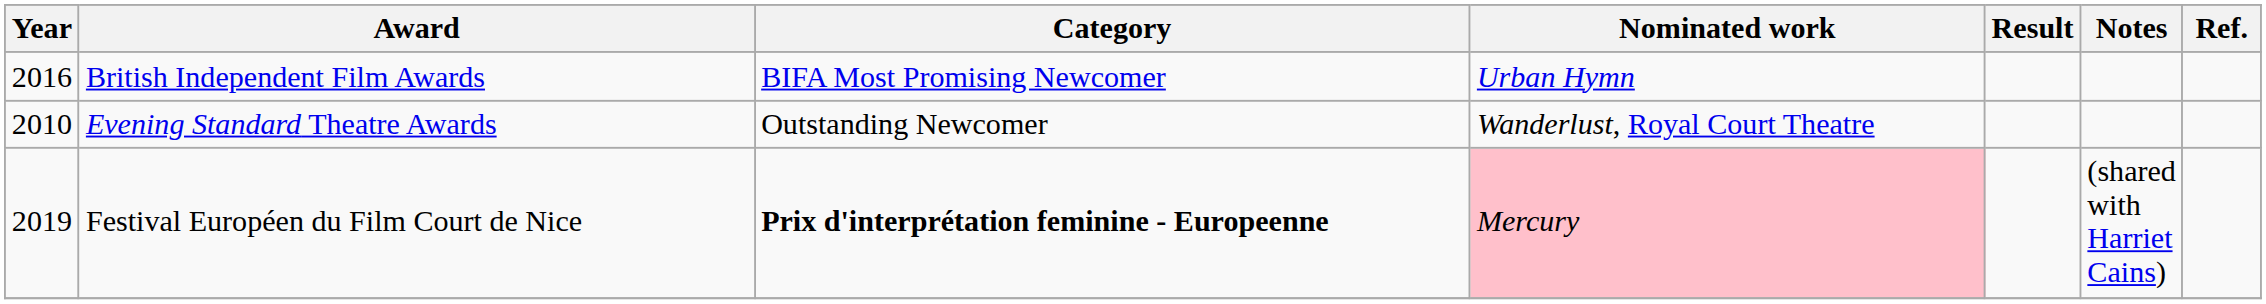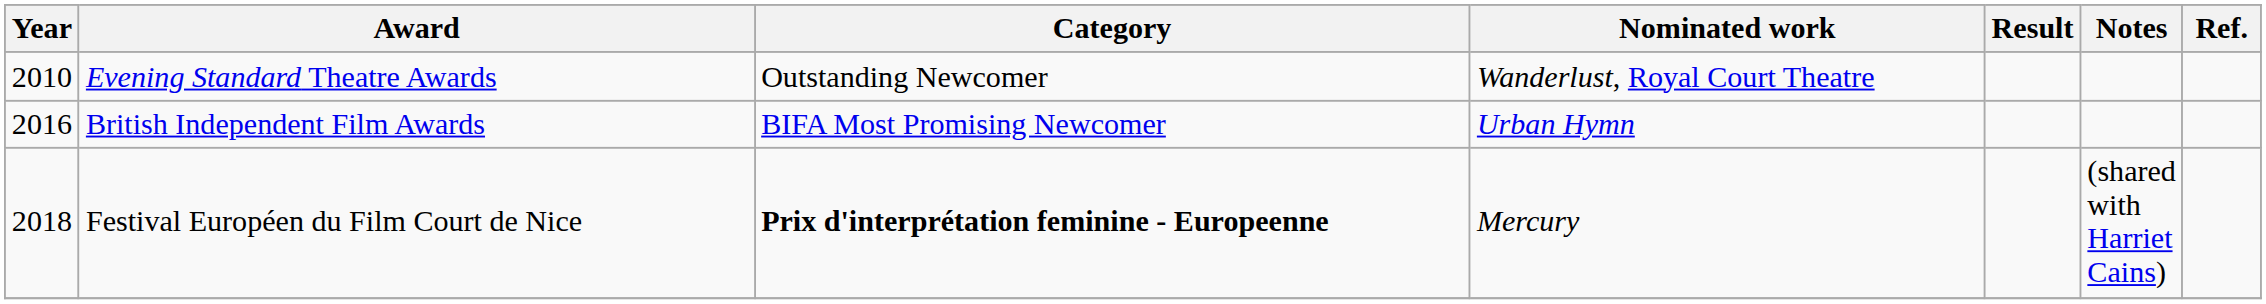rows swapped: (291, 123) <-> (285, 76)
(42, 222) 2019 -> (42, 222) 2018
(1528, 222) pink background -> (1528, 222) no background
